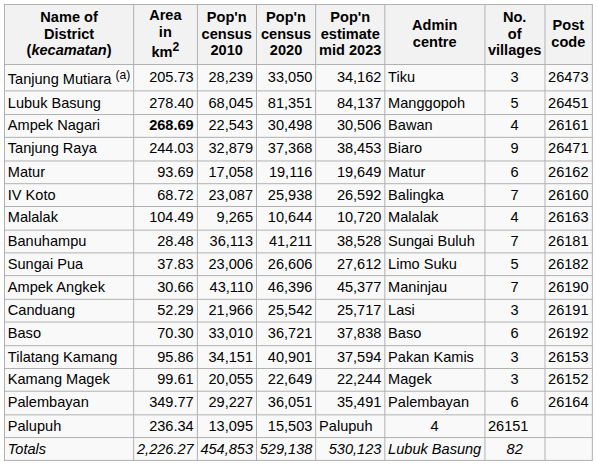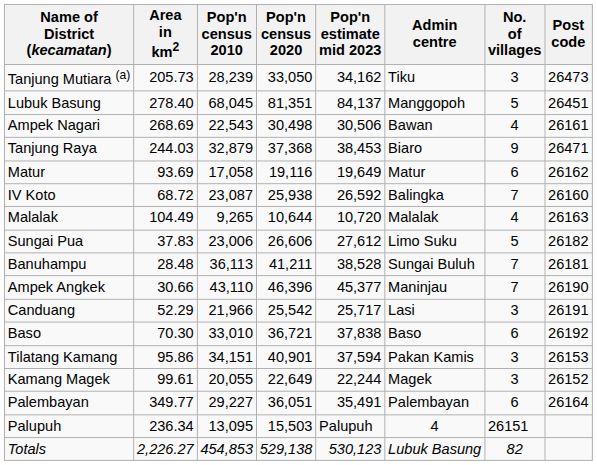(171, 125) bold -> (171, 125) normal
rows swapped: (47, 241) <-> (45, 264)
